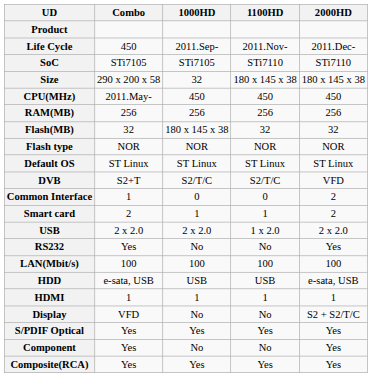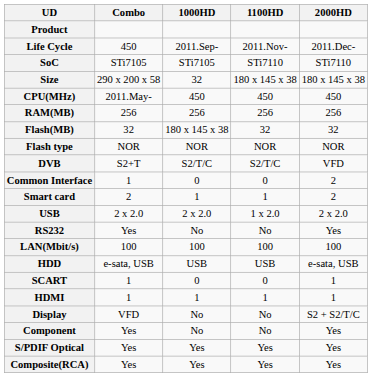- row: (49, 163)
+ row: (49, 280)
rows swapped: (49, 331) <-> (49, 347)
